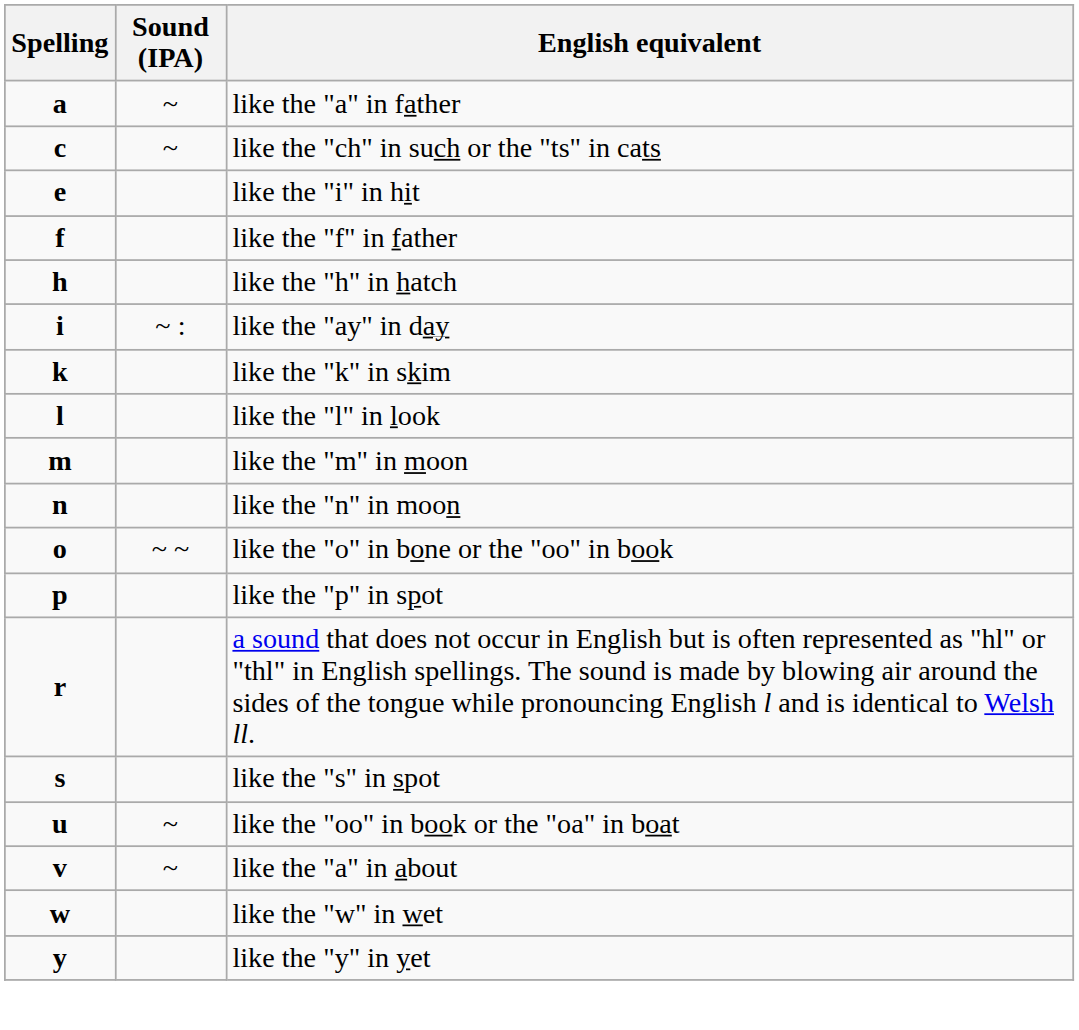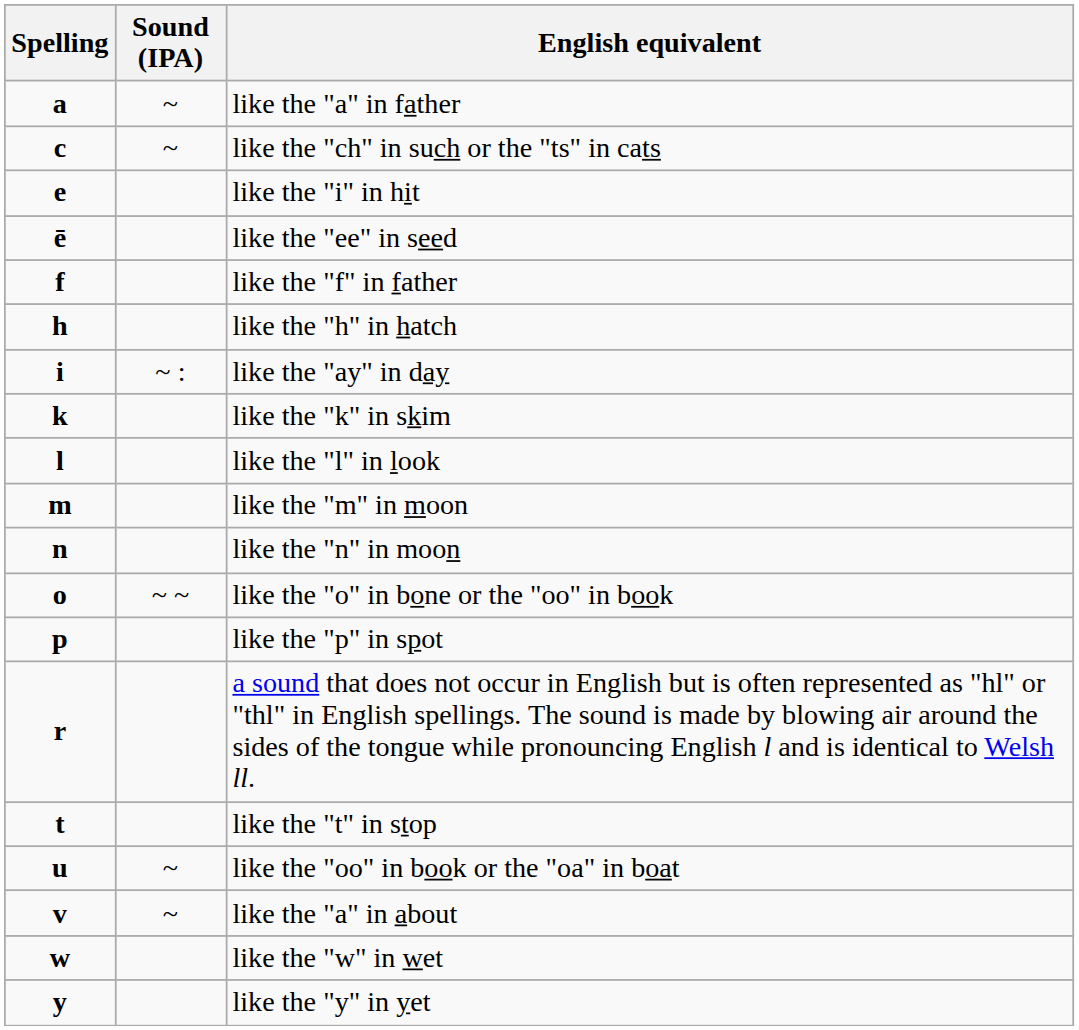+ row: (345, 237)
- row: (336, 778)
+ row: (335, 823)
